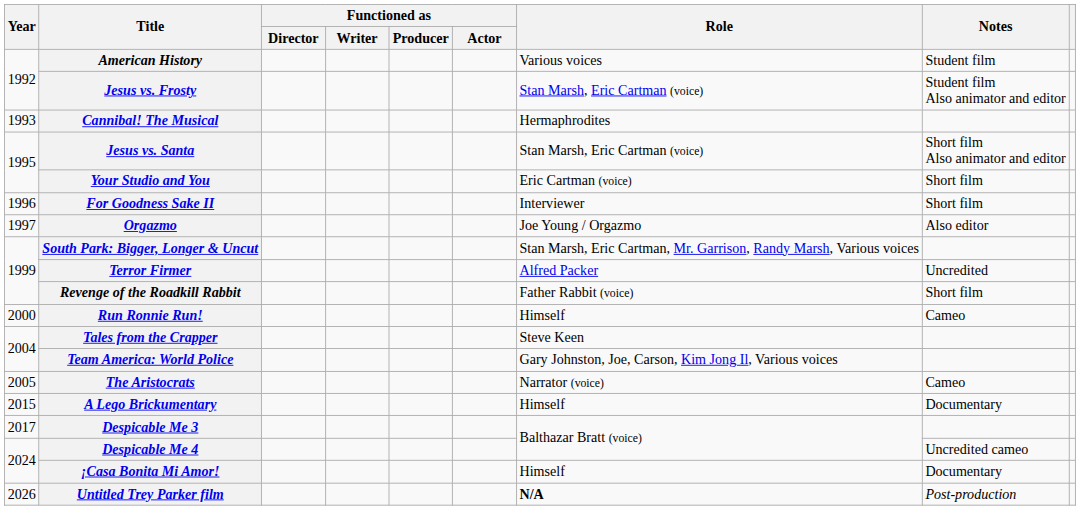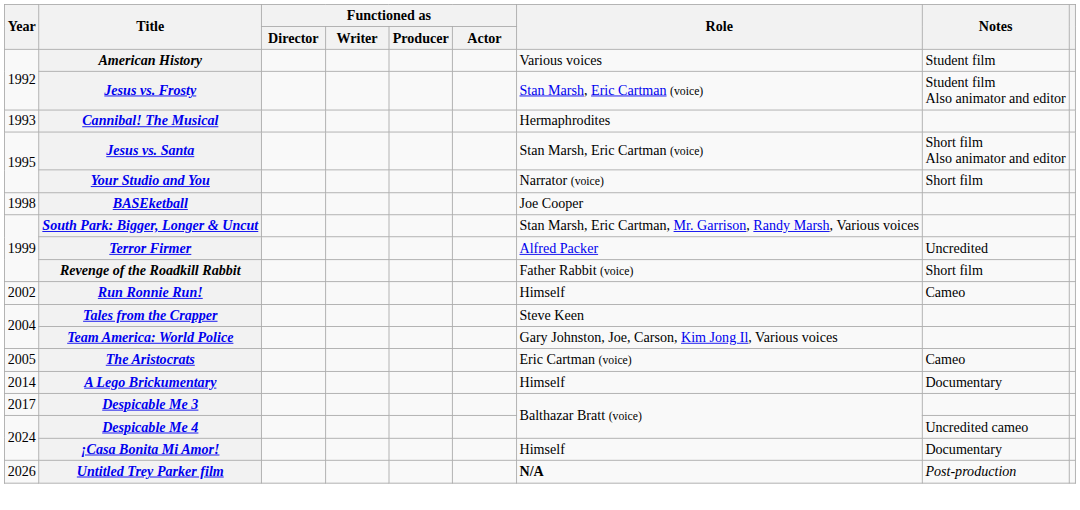(576, 181) Eric Cartman (voice) -> (562, 181) Narrator (voice)
- row: (150, 203)
- row: (150, 225)
+ row: (150, 203)
(22, 315) 2000 -> (22, 292) 2002
(562, 382) Narrator (voice) -> (576, 359) Eric Cartman (voice)
(22, 404) 2015 -> (22, 382) 2014
